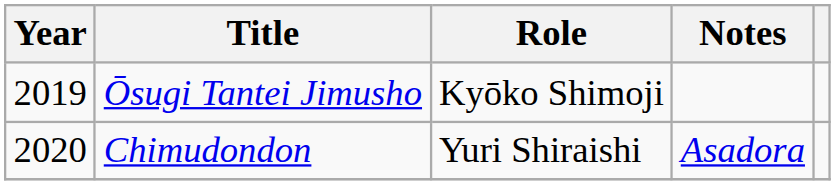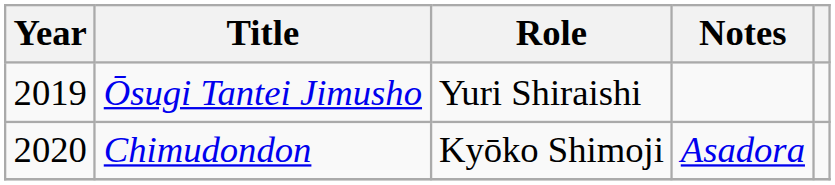(551, 91) Kyōko Shimoji -> (540, 91) Yuri Shiraishi
(540, 149) Yuri Shiraishi -> (551, 149) Kyōko Shimoji
